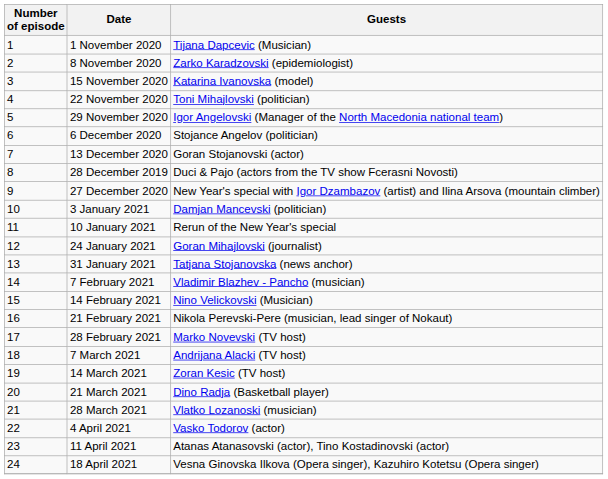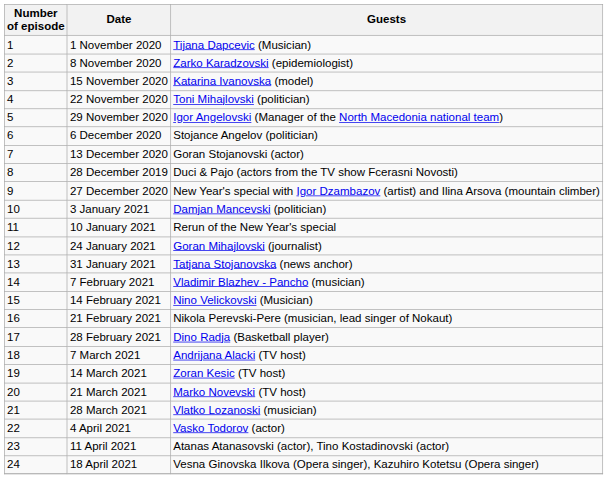(239, 337) Marko Novevski (TV host) -> (251, 337) Dino Radja (Basketball player)
(251, 391) Dino Radja (Basketball player) -> (239, 391) Marko Novevski (TV host)
